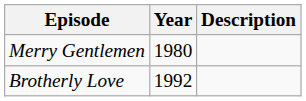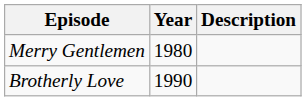(173, 80) 1992 -> (173, 80) 1990
